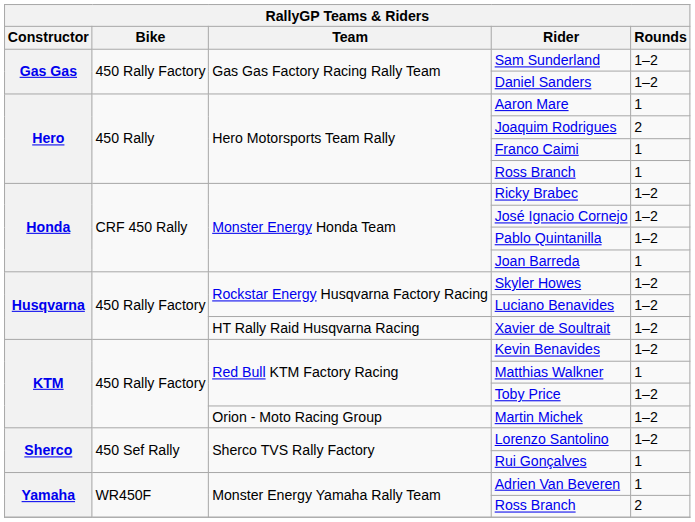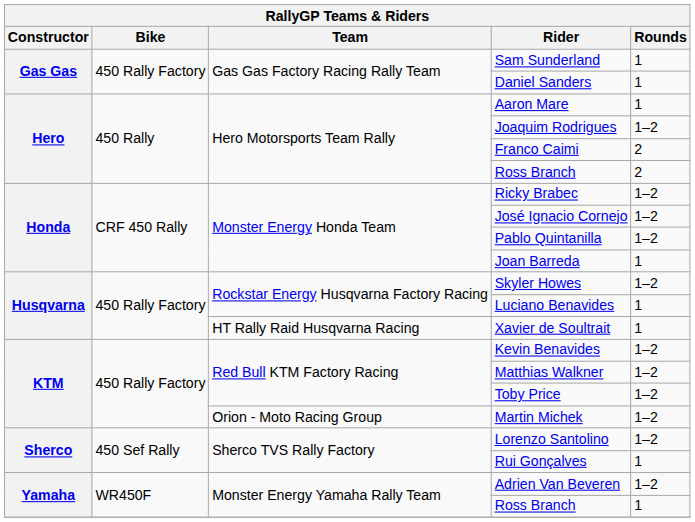(646, 60) 1–2 -> (638, 60) 1
(646, 82) 1–2 -> (638, 82) 1
(638, 127) 2 -> (646, 127) 1–2
(638, 149) 1 -> (638, 149) 2
(638, 171) 1 -> (638, 171) 2
(646, 305) 1–2 -> (638, 305) 1
(646, 327) 1–2 -> (638, 327) 1
(638, 372) 1 -> (646, 372) 1–2
(638, 483) 1 -> (646, 483) 1–2
(638, 506) 2 -> (638, 506) 1
